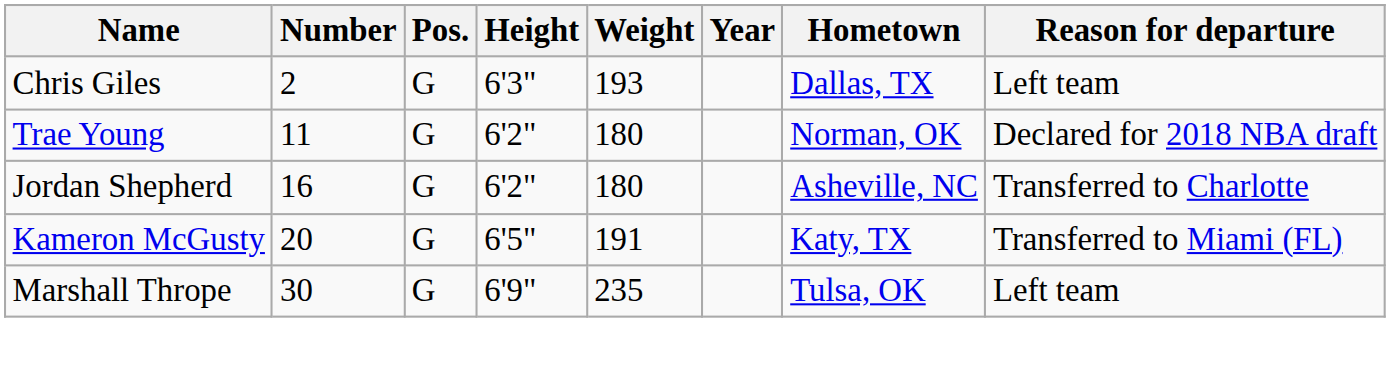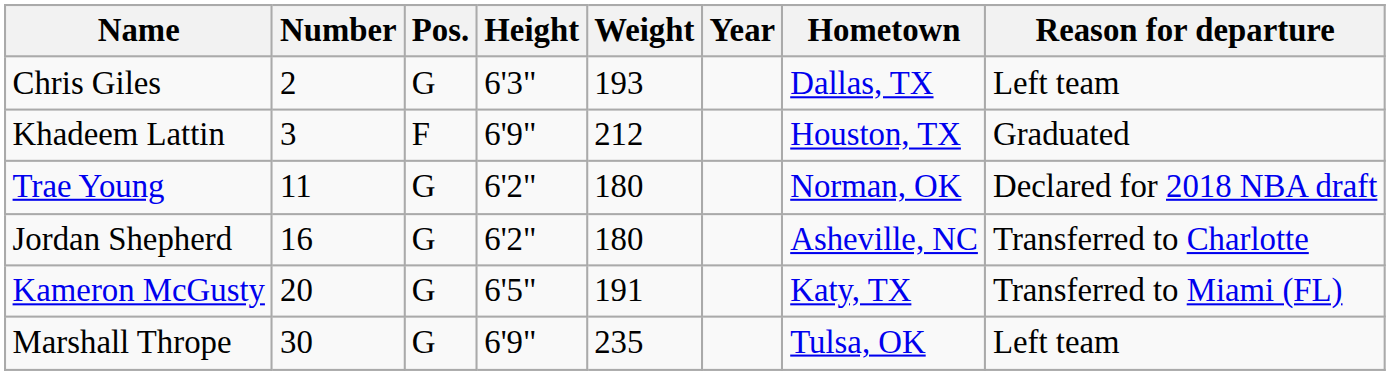+ row: (119, 134)
